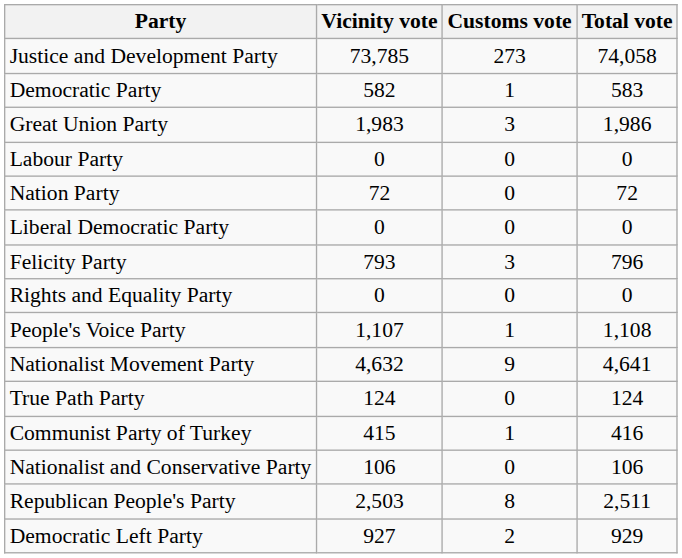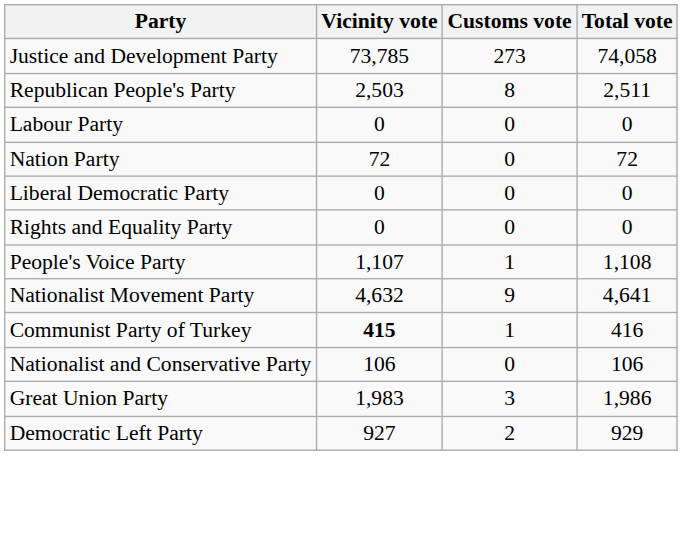- row: (86, 90)
rows swapped: (123, 501) <-> (89, 124)
- row: (68, 261)
- row: (77, 398)
(379, 432) normal -> (379, 329) bold
